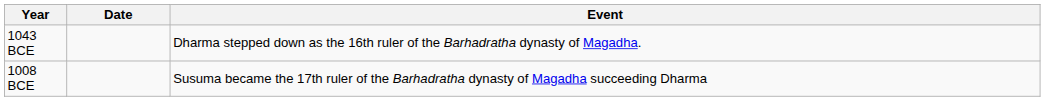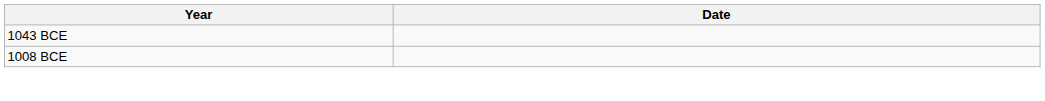- column: (605, 14)
